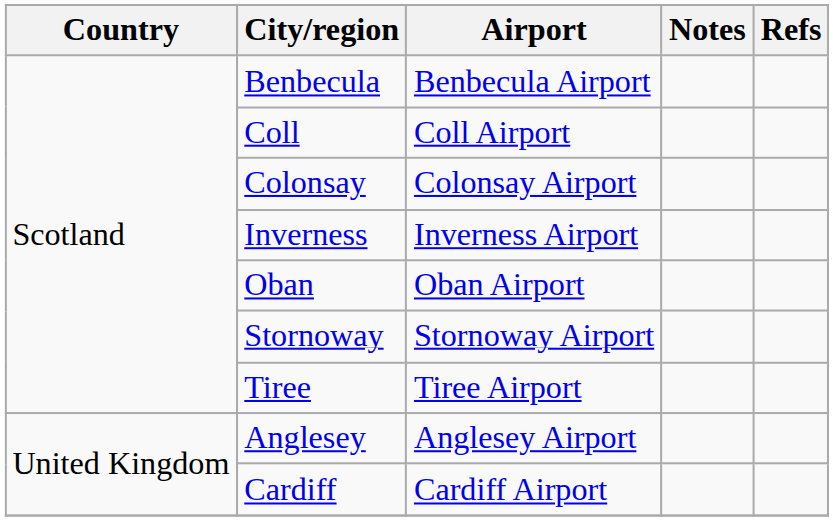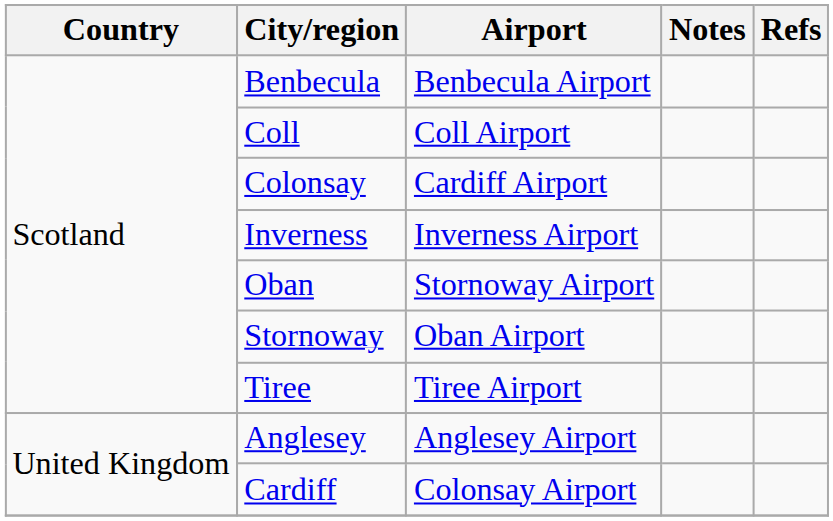(525, 183) Colonsay Airport -> (511, 183) Cardiff Airport
(499, 285) Oban Airport -> (534, 285) Stornoway Airport
(534, 336) Stornoway Airport -> (499, 336) Oban Airport
(511, 489) Cardiff Airport -> (525, 489) Colonsay Airport
